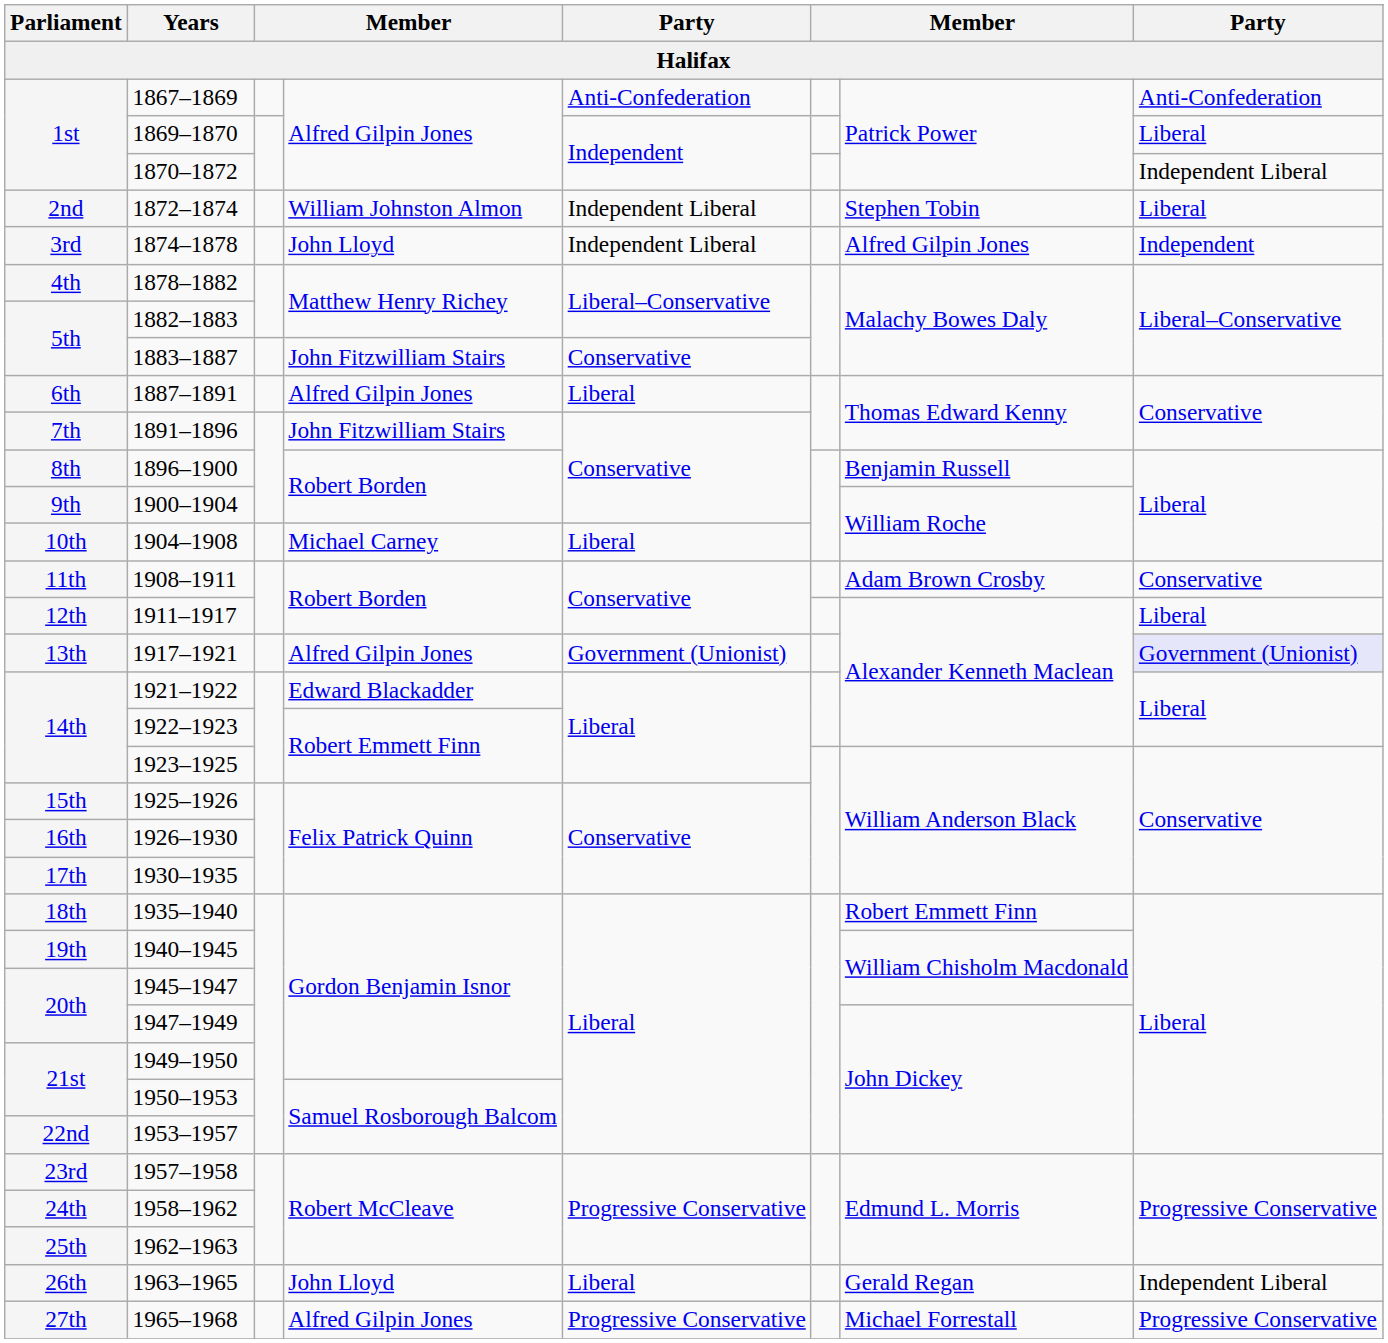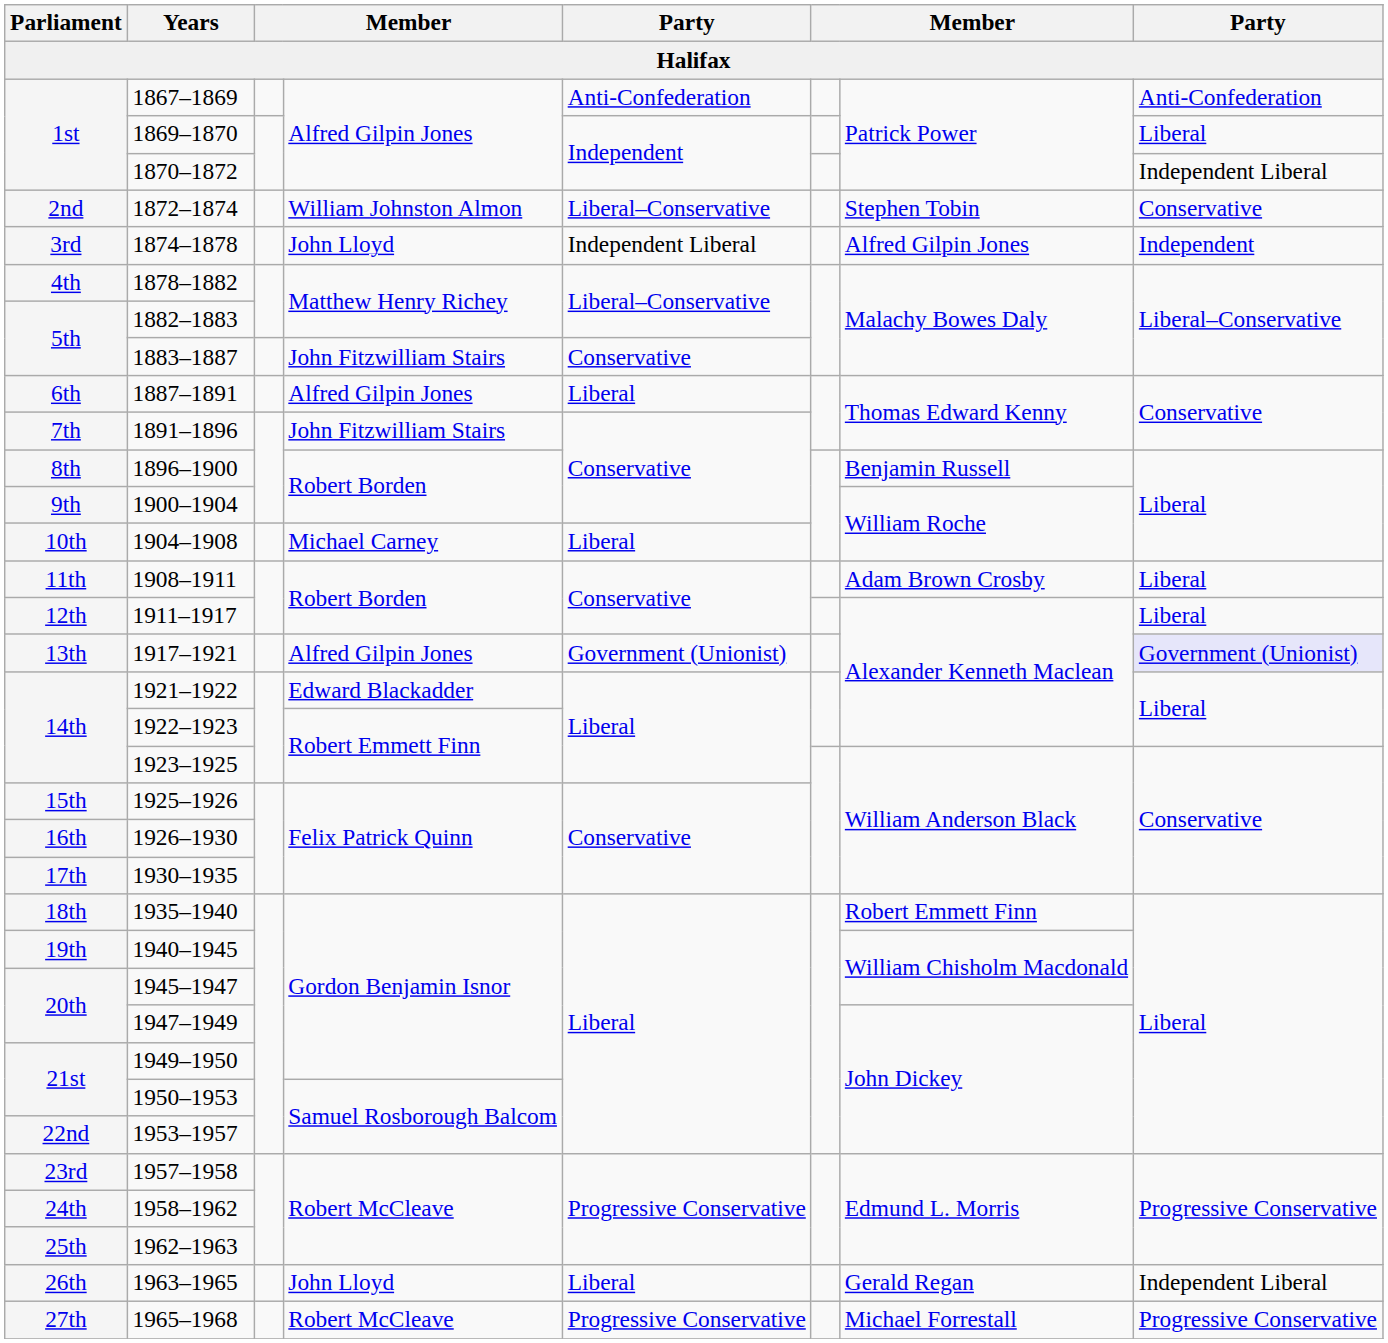(662, 208) Independent Liberal -> (669, 208) Liberal–Conservative
(1173, 208) Liberal -> (1200, 208) Conservative
(1200, 578) Conservative -> (1173, 578) Liberal
(380, 1319) Alfred Gilpin Jones -> (371, 1319) Robert McCleave
